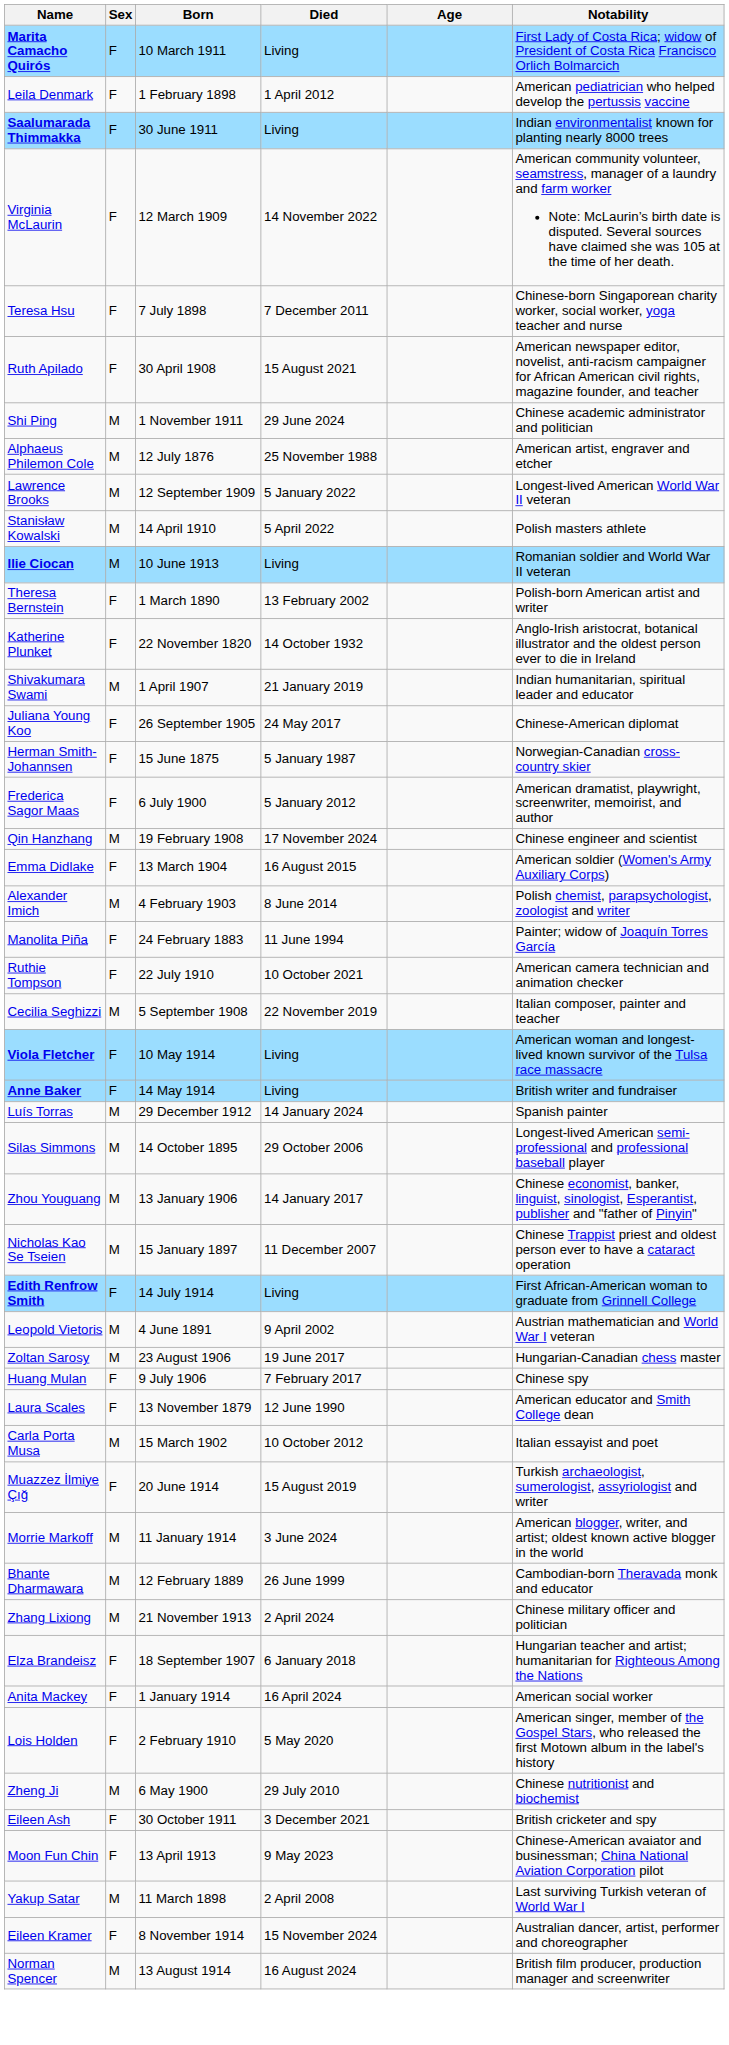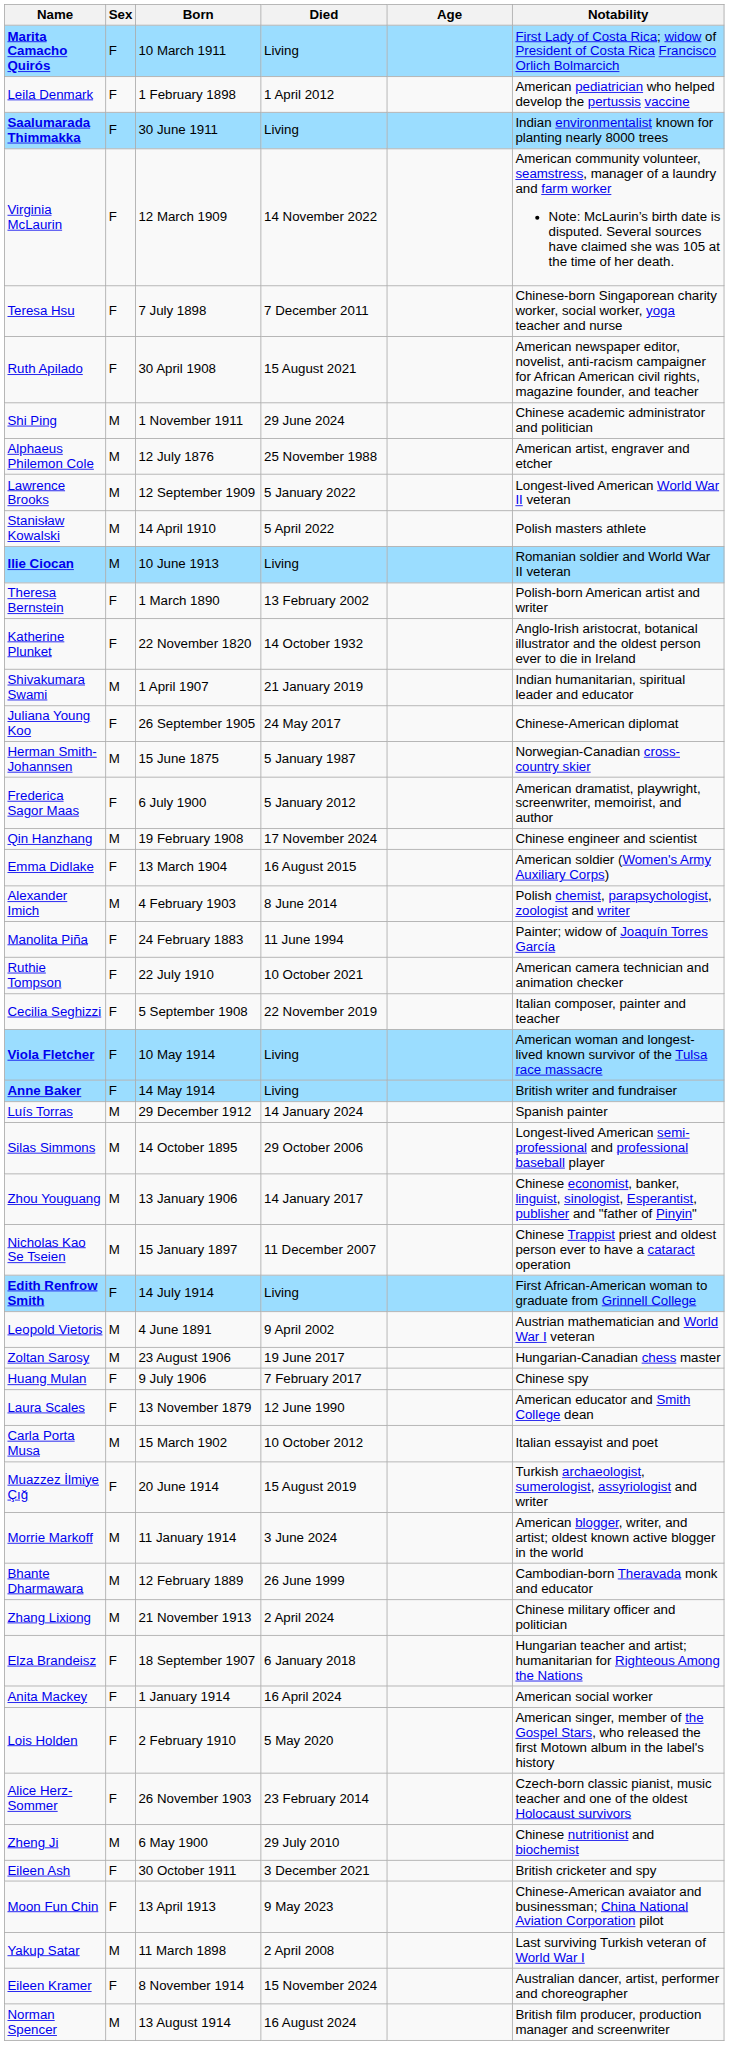(113, 759) F -> (114, 759) M
(114, 1011) M -> (113, 1011) F
+ row: (40, 1798)
